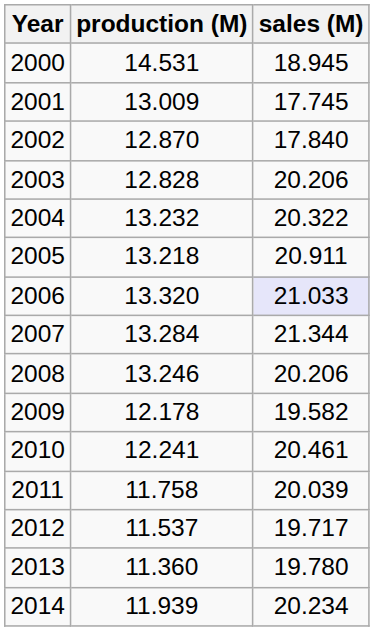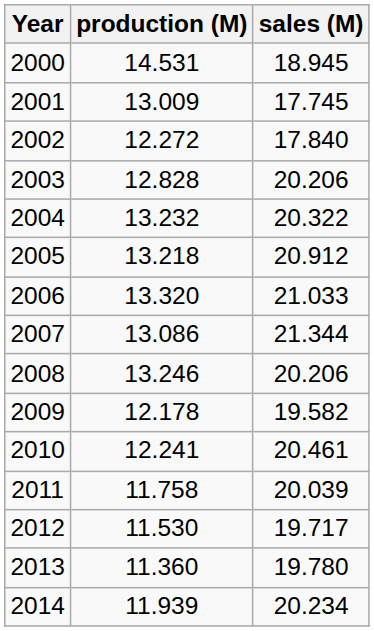(162, 140) 12.870 -> (162, 140) 12.272
(311, 256) 20.911 -> (311, 256) 20.912
(311, 295) lavender background -> (311, 295) no background
(162, 334) 13.284 -> (162, 334) 13.086
(162, 528) 11.537 -> (162, 528) 11.530
